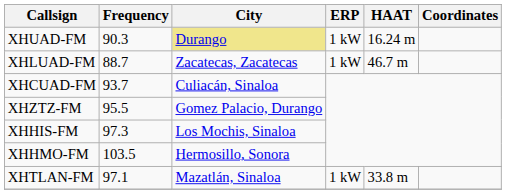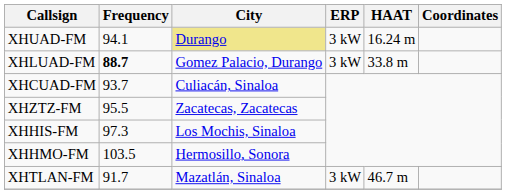(115, 39) 90.3 -> (115, 39) 94.1
(345, 39) 1 kW -> (345, 39) 3 kW
(115, 62) normal -> (115, 62) bold
(236, 62) Zacatecas, Zacatecas -> (249, 62) Gomez Palacio, Durango
(345, 62) 1 kW -> (345, 62) 3 kW
(388, 62) 46.7 m -> (388, 62) 33.8 m
(249, 108) Gomez Palacio, Durango -> (236, 108) Zacatecas, Zacatecas
(115, 177) 97.1 -> (115, 177) 91.7
(345, 177) 1 kW -> (345, 177) 3 kW
(388, 177) 33.8 m -> (388, 177) 46.7 m
